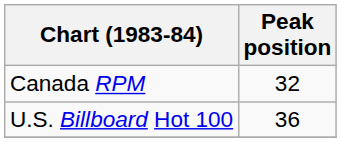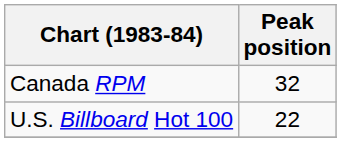(287, 119) 36 -> (287, 119) 22
